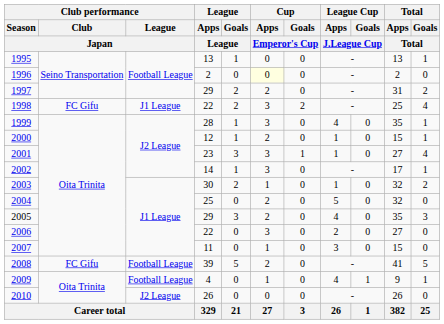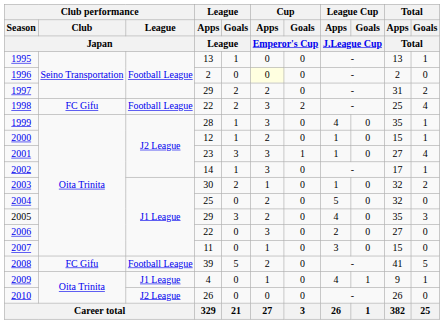(160, 106) J1 League -> (160, 106) Football League
(160, 279) Football League -> (160, 279) J1 League
